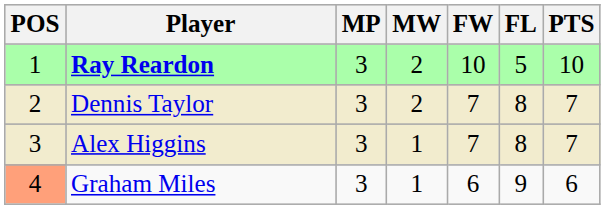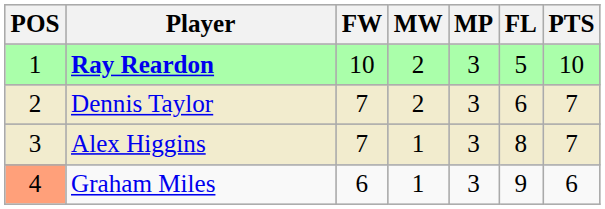columns swapped: (361, 24) <-> (473, 24)
(521, 104) 8 -> (521, 104) 6
